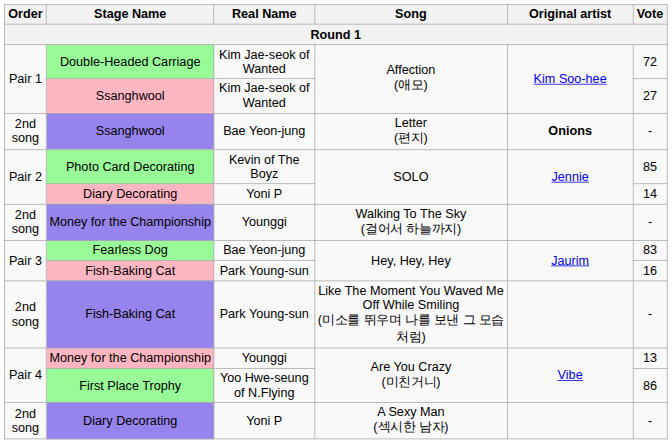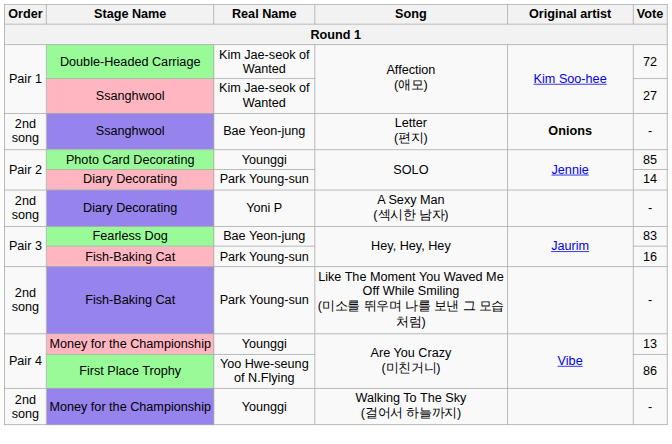(264, 166) Kevin of The Boyz -> (264, 159) Younggi
(264, 194) Yoni P -> (264, 179) Park Young-sun
rows swapped: (130, 420) <-> (130, 222)
